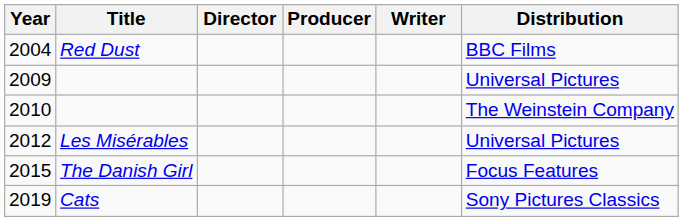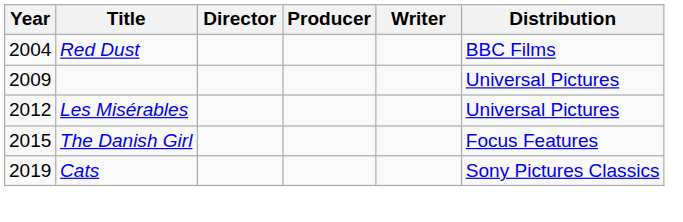- row: (30, 110)
